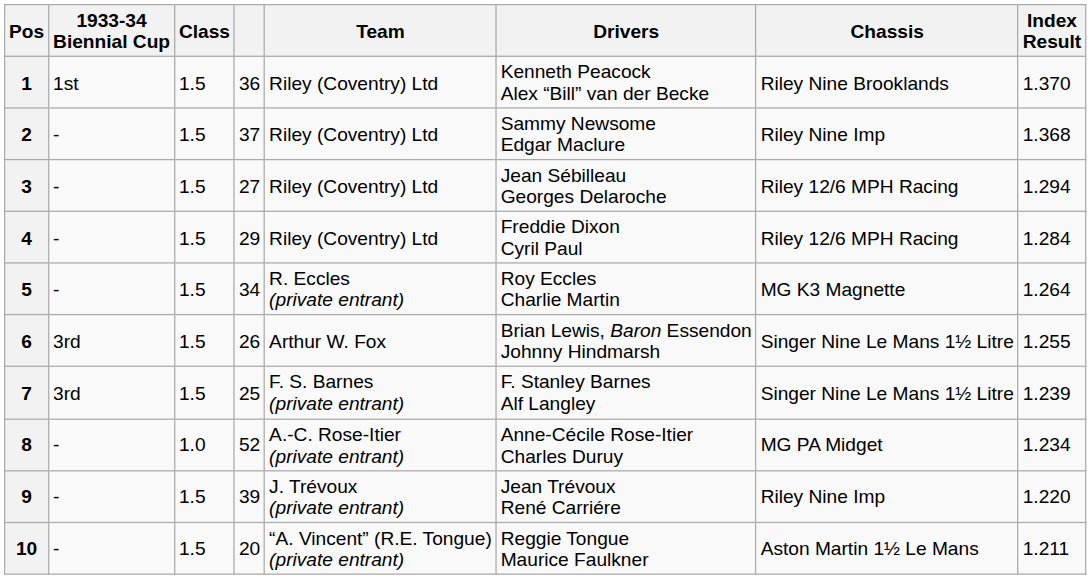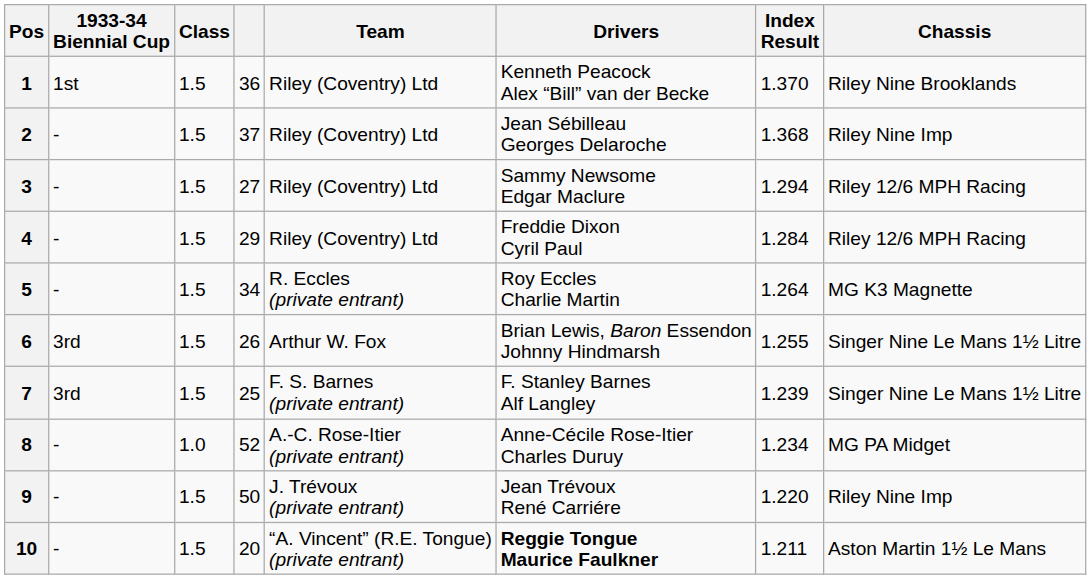columns swapped: (887, 31) <-> (1052, 31)
(578, 134) Sammy Newsome Edgar Maclure -> (584, 134) Jean Sébilleau Georges Delaroche
(584, 186) Jean Sébilleau Georges Delaroche -> (578, 186) Sammy Newsome Edgar Maclure
(250, 496) 39 -> (250, 496) 50
(575, 548) normal -> (579, 548) bold
